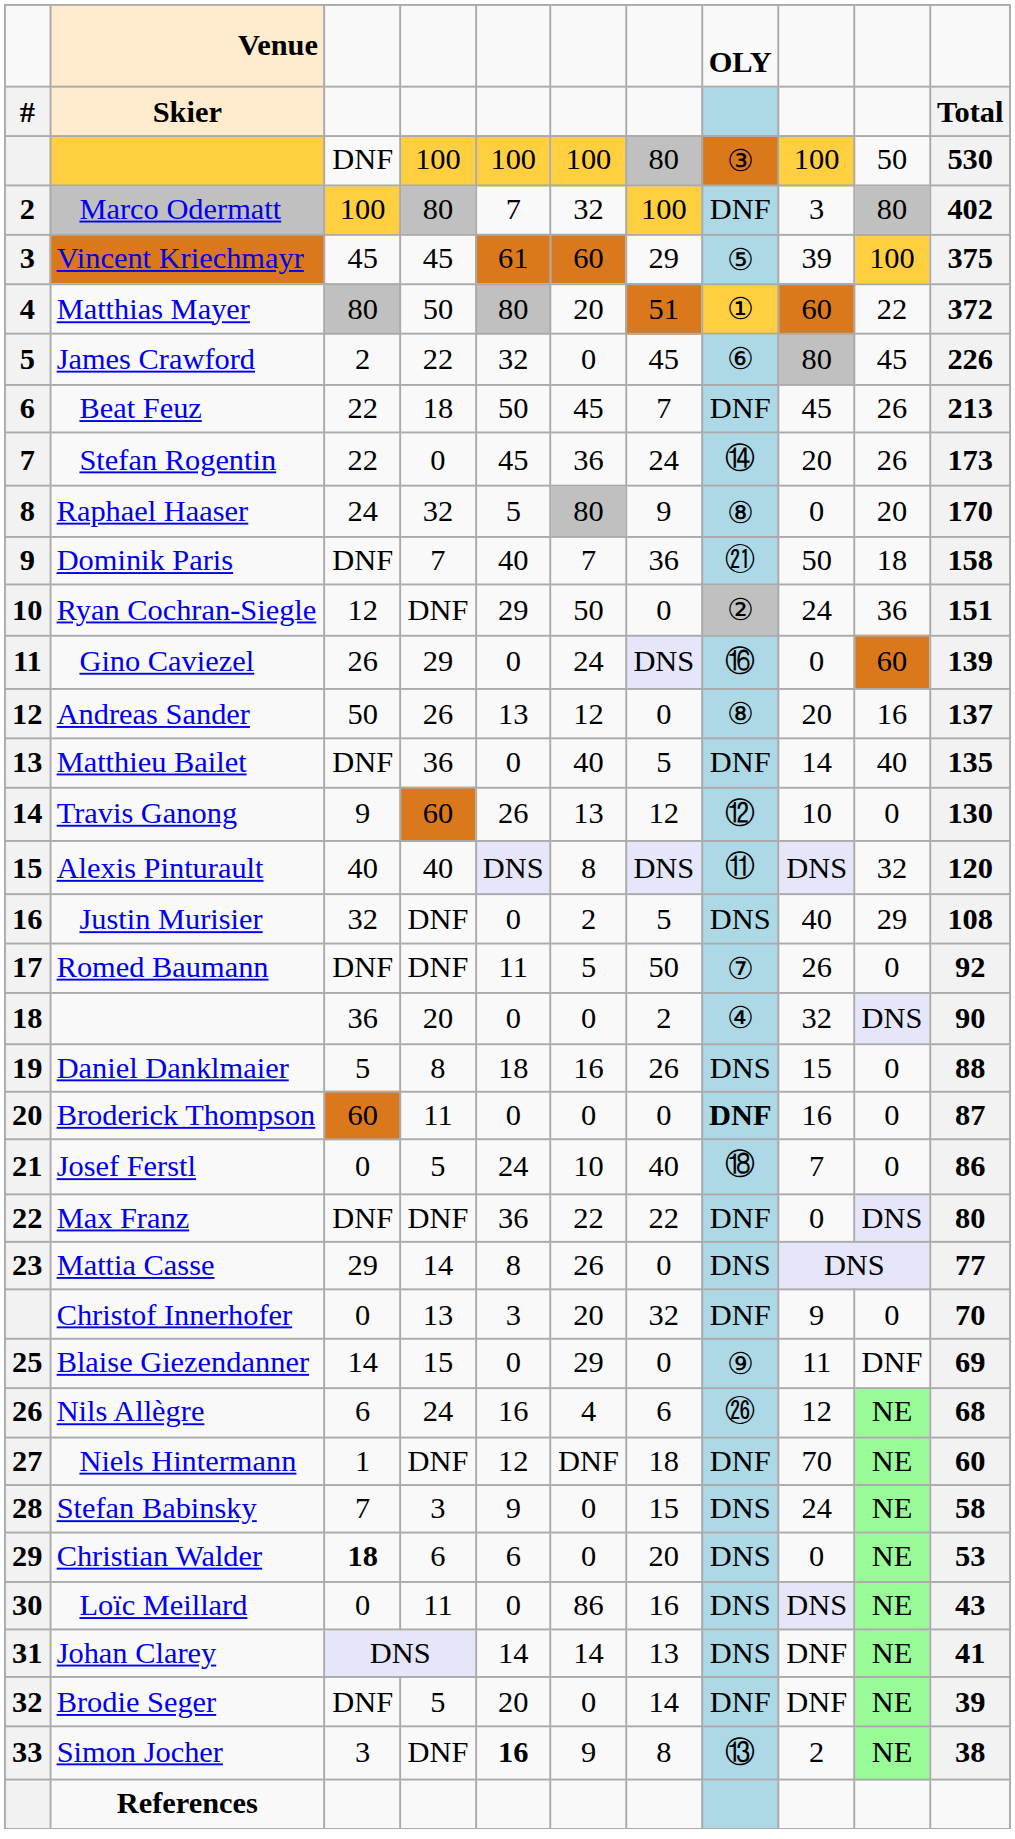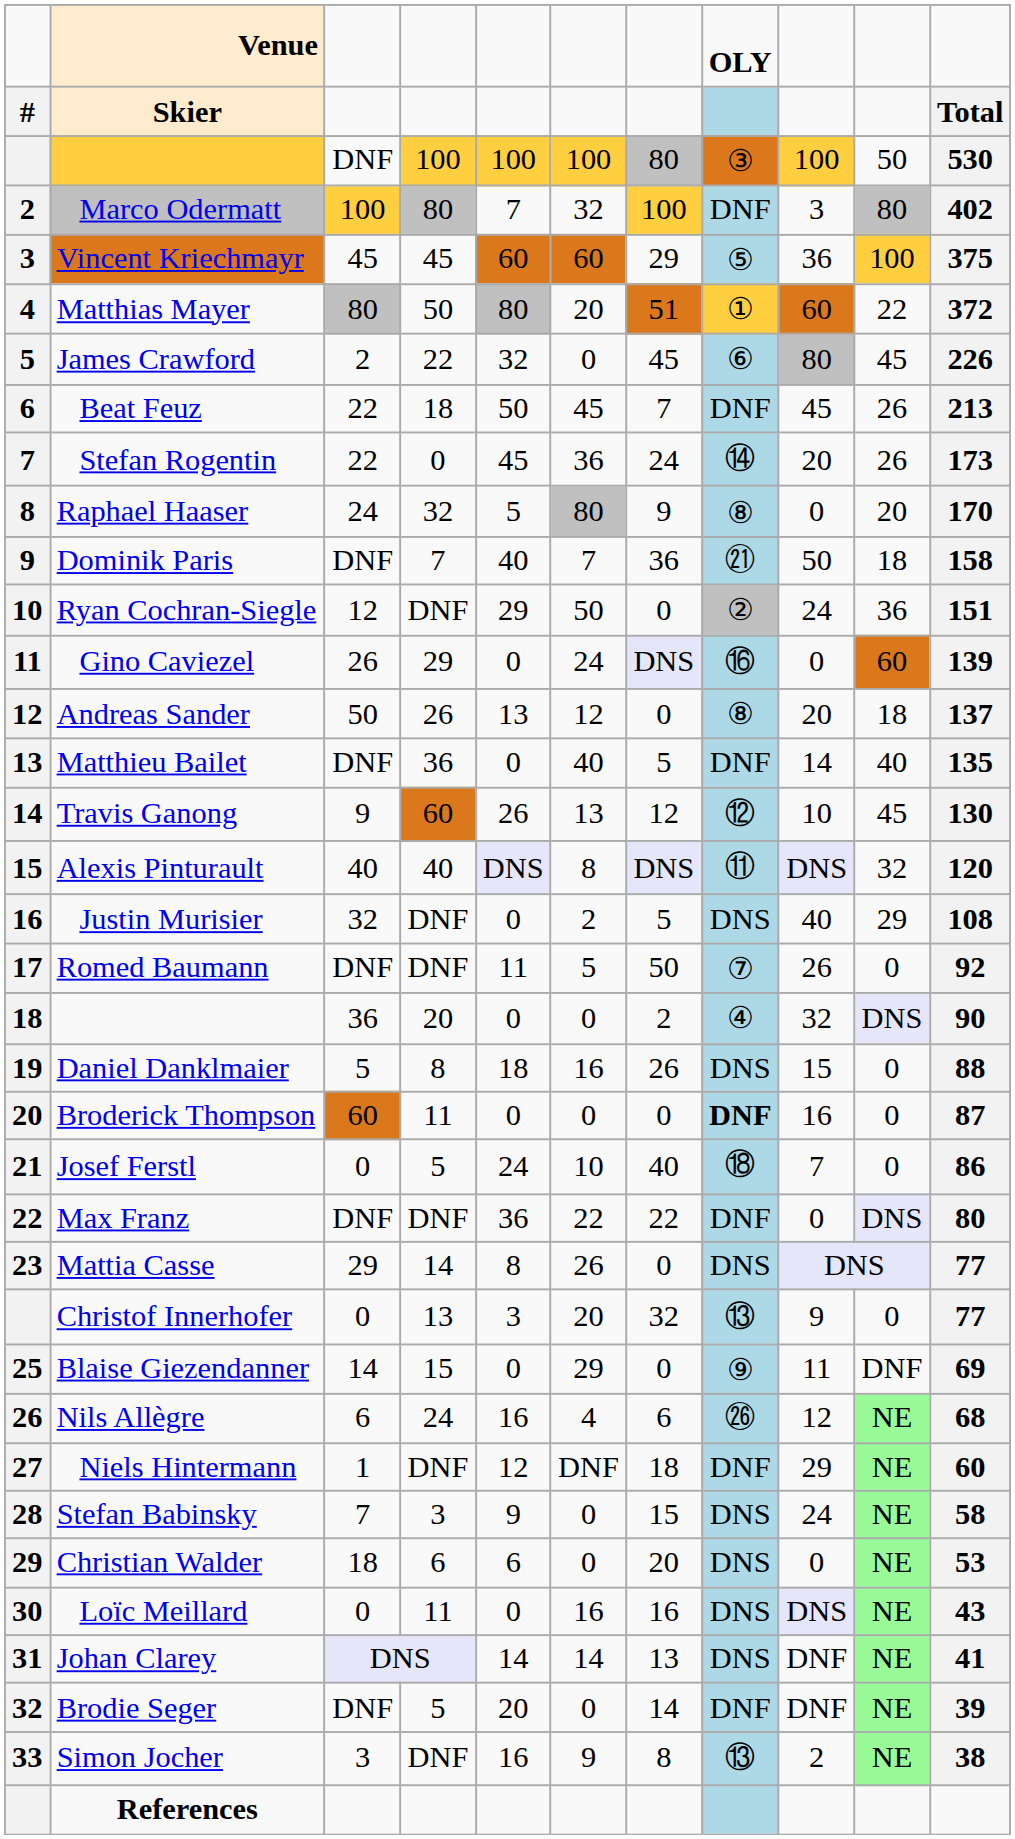(513, 258) 61 -> (513, 258) 60
(817, 258) 39 -> (817, 258) 36
(892, 713) 16 -> (892, 713) 18
(892, 813) 0 -> (892, 813) 45
(740, 1313) DNF -> (740, 1315) ⑬
(970, 1313) 70 -> (970, 1316) 77
(817, 1460) 70 -> (817, 1465) 29
(363, 1556) bold -> (363, 1562) normal
(589, 1604) 86 -> (589, 1610) 16
(513, 1752) bold -> (513, 1758) normal
